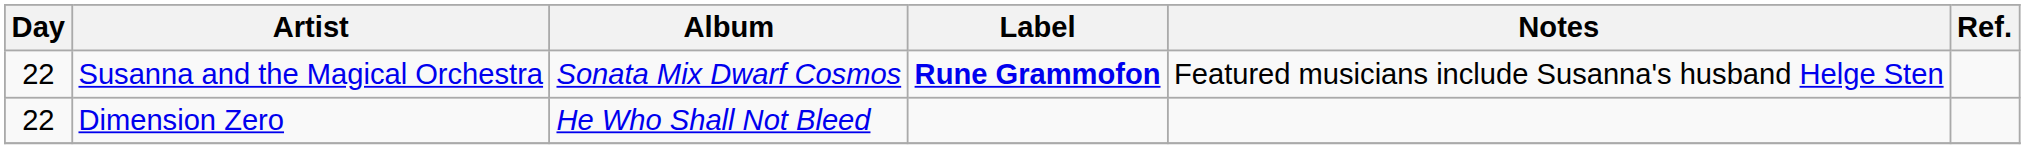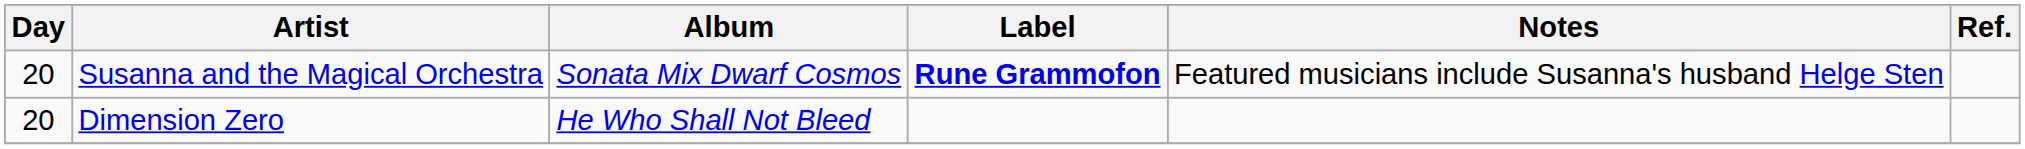(38, 73) 22 -> (38, 73) 20
(38, 119) 22 -> (38, 119) 20
